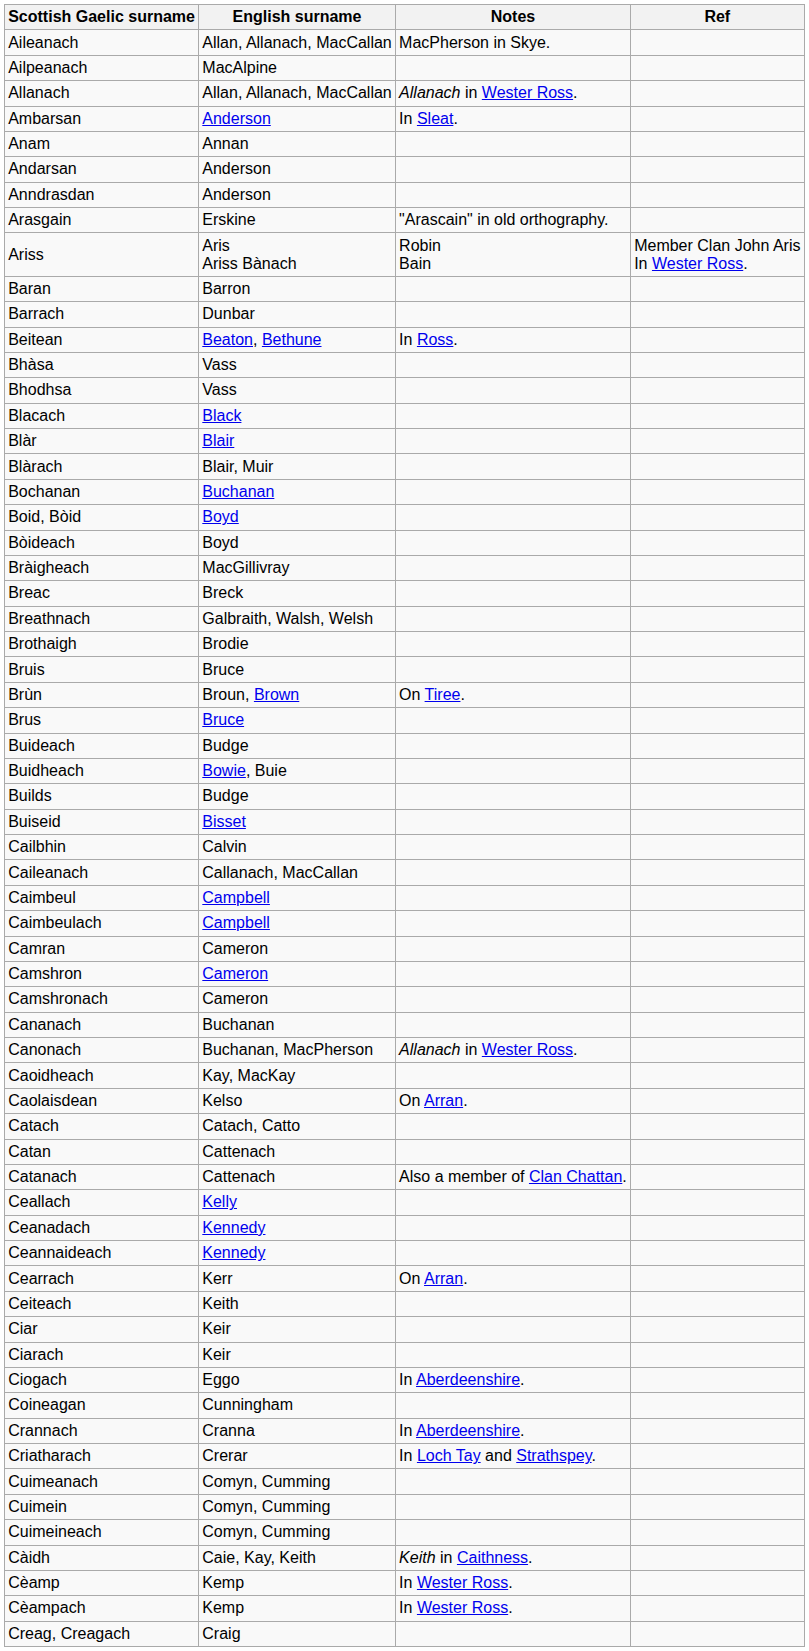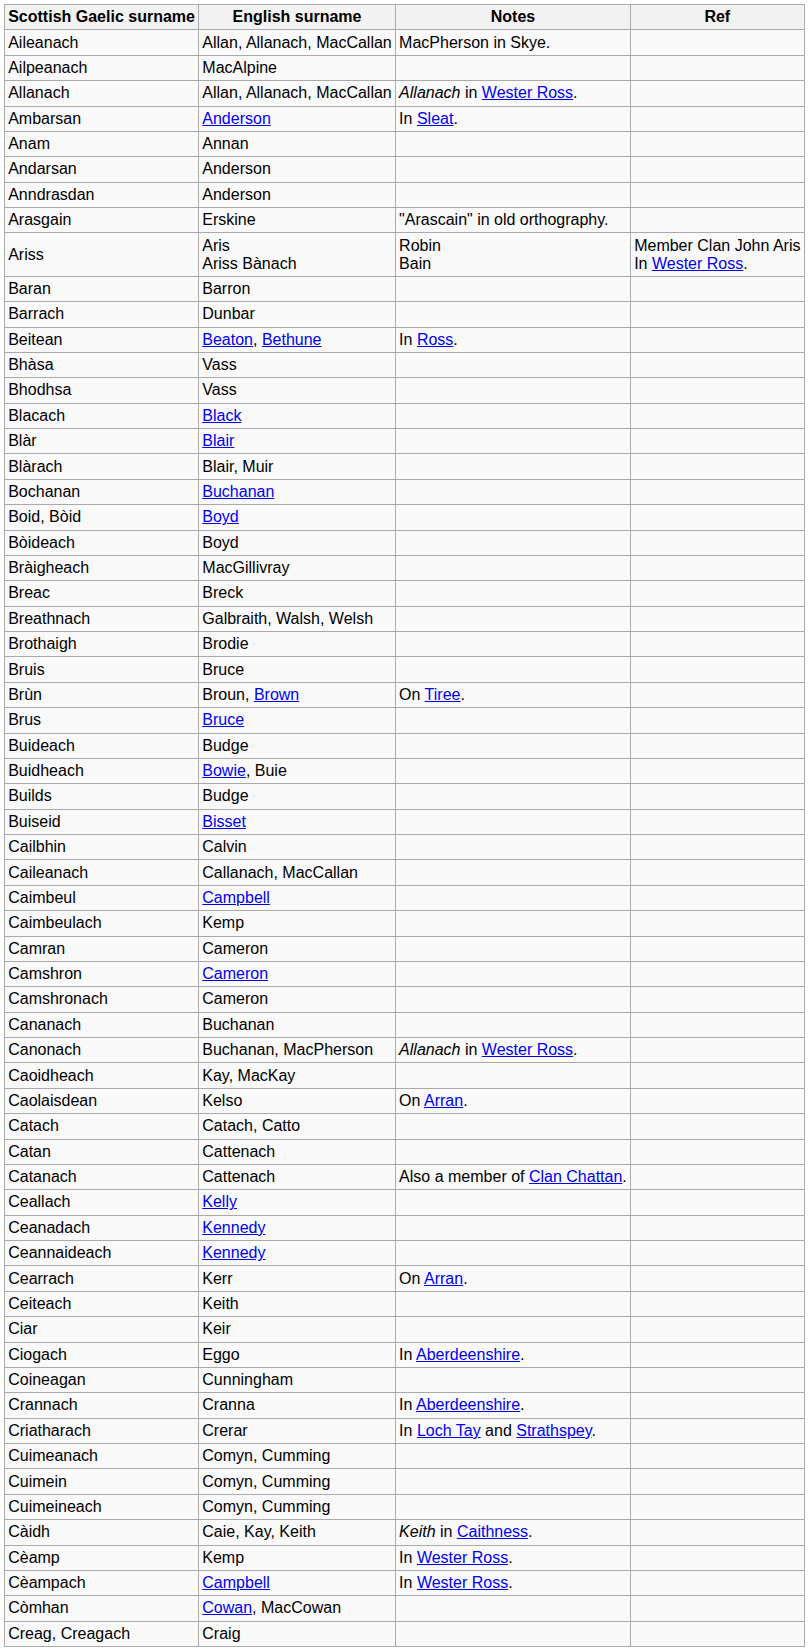(236, 923) Campbell -> (223, 923) Kemp
- row: (36, 1354)
(223, 1608) Kemp -> (236, 1583) Campbell
+ row: (38, 1608)
